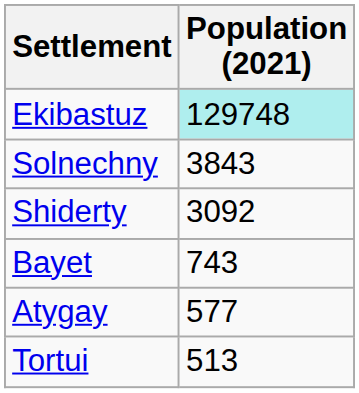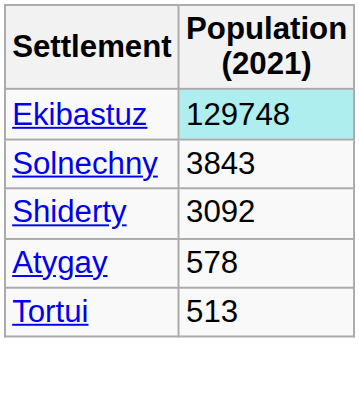- row: (52, 262)
(212, 311) 577 -> (212, 262) 578
